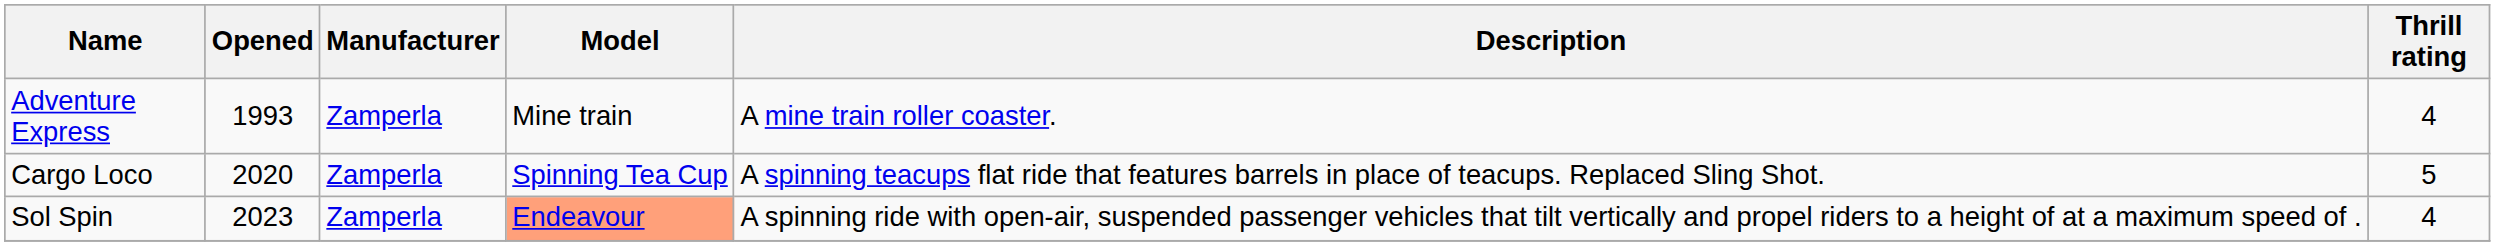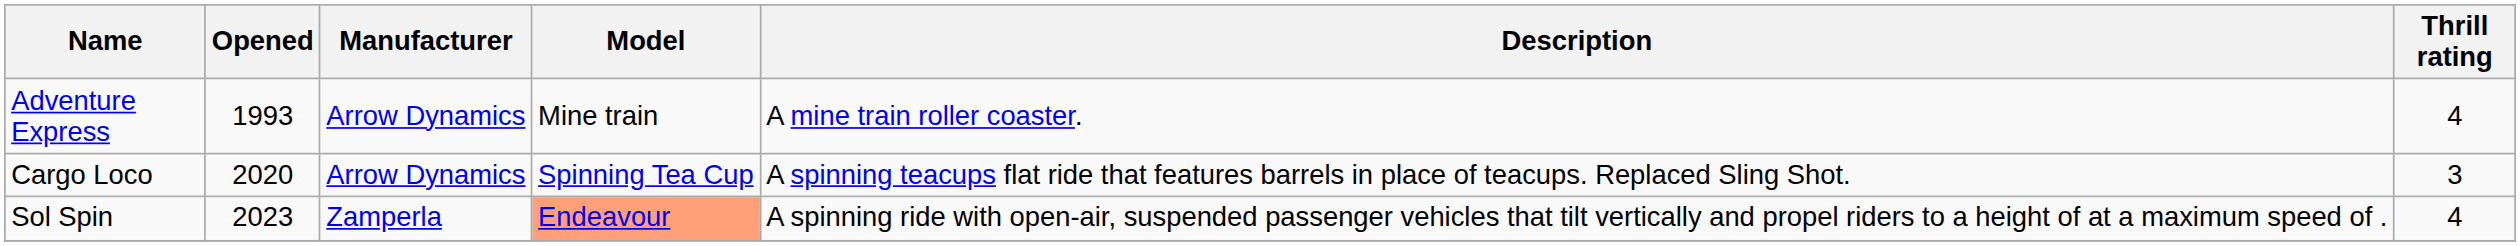(384, 115) Zamperla -> (426, 115) Arrow Dynamics
(384, 174) Zamperla -> (426, 174) Arrow Dynamics
(2429, 174) 5 -> (2455, 174) 3
